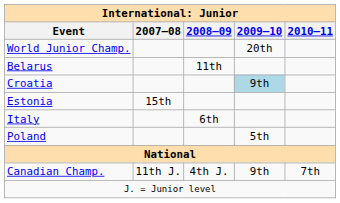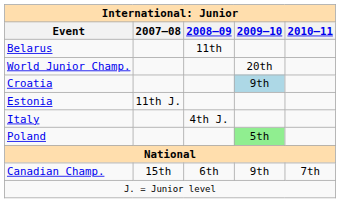rows swapped: (69, 48) <-> (30, 66)
(158, 101) 15th -> (158, 101) 11th J.
(209, 119) 6th -> (209, 119) 4th J.
(260, 136) no background -> (260, 136) lightgreen background
(158, 171) 11th J. -> (158, 171) 15th
(209, 171) 4th J. -> (209, 171) 6th
